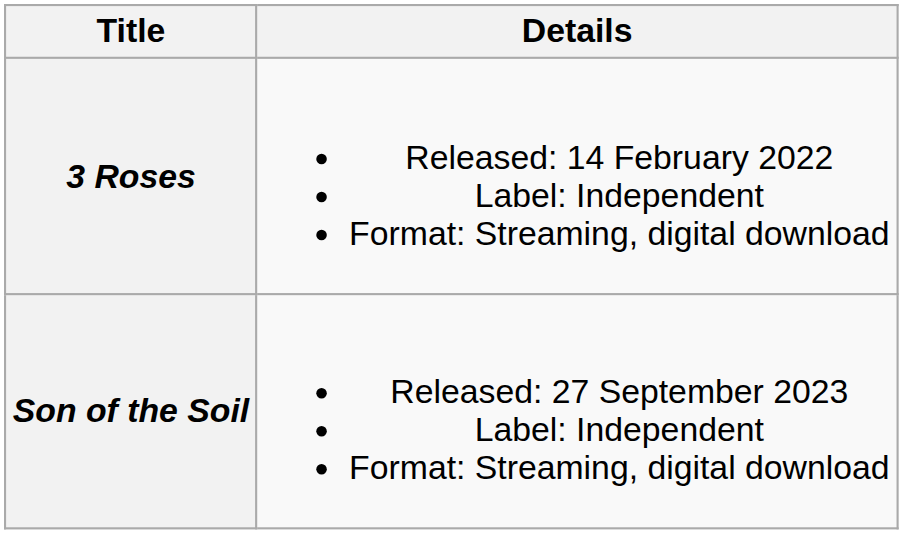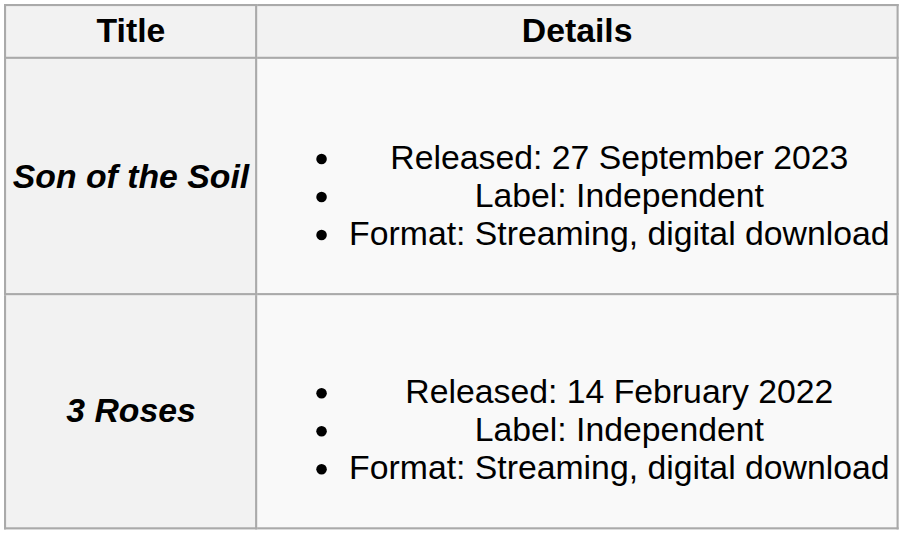rows swapped: (131, 175) <-> (131, 410)
